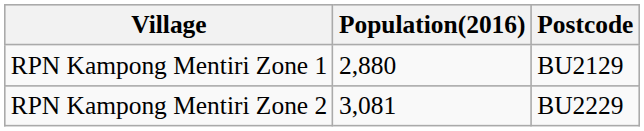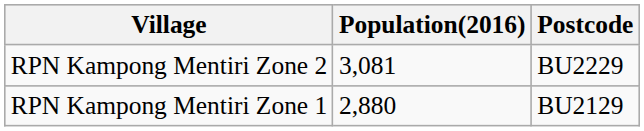rows swapped: (169, 65) <-> (169, 105)
